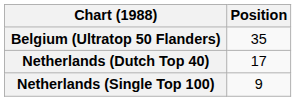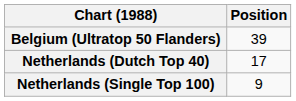(259, 38) 35 -> (259, 38) 39
